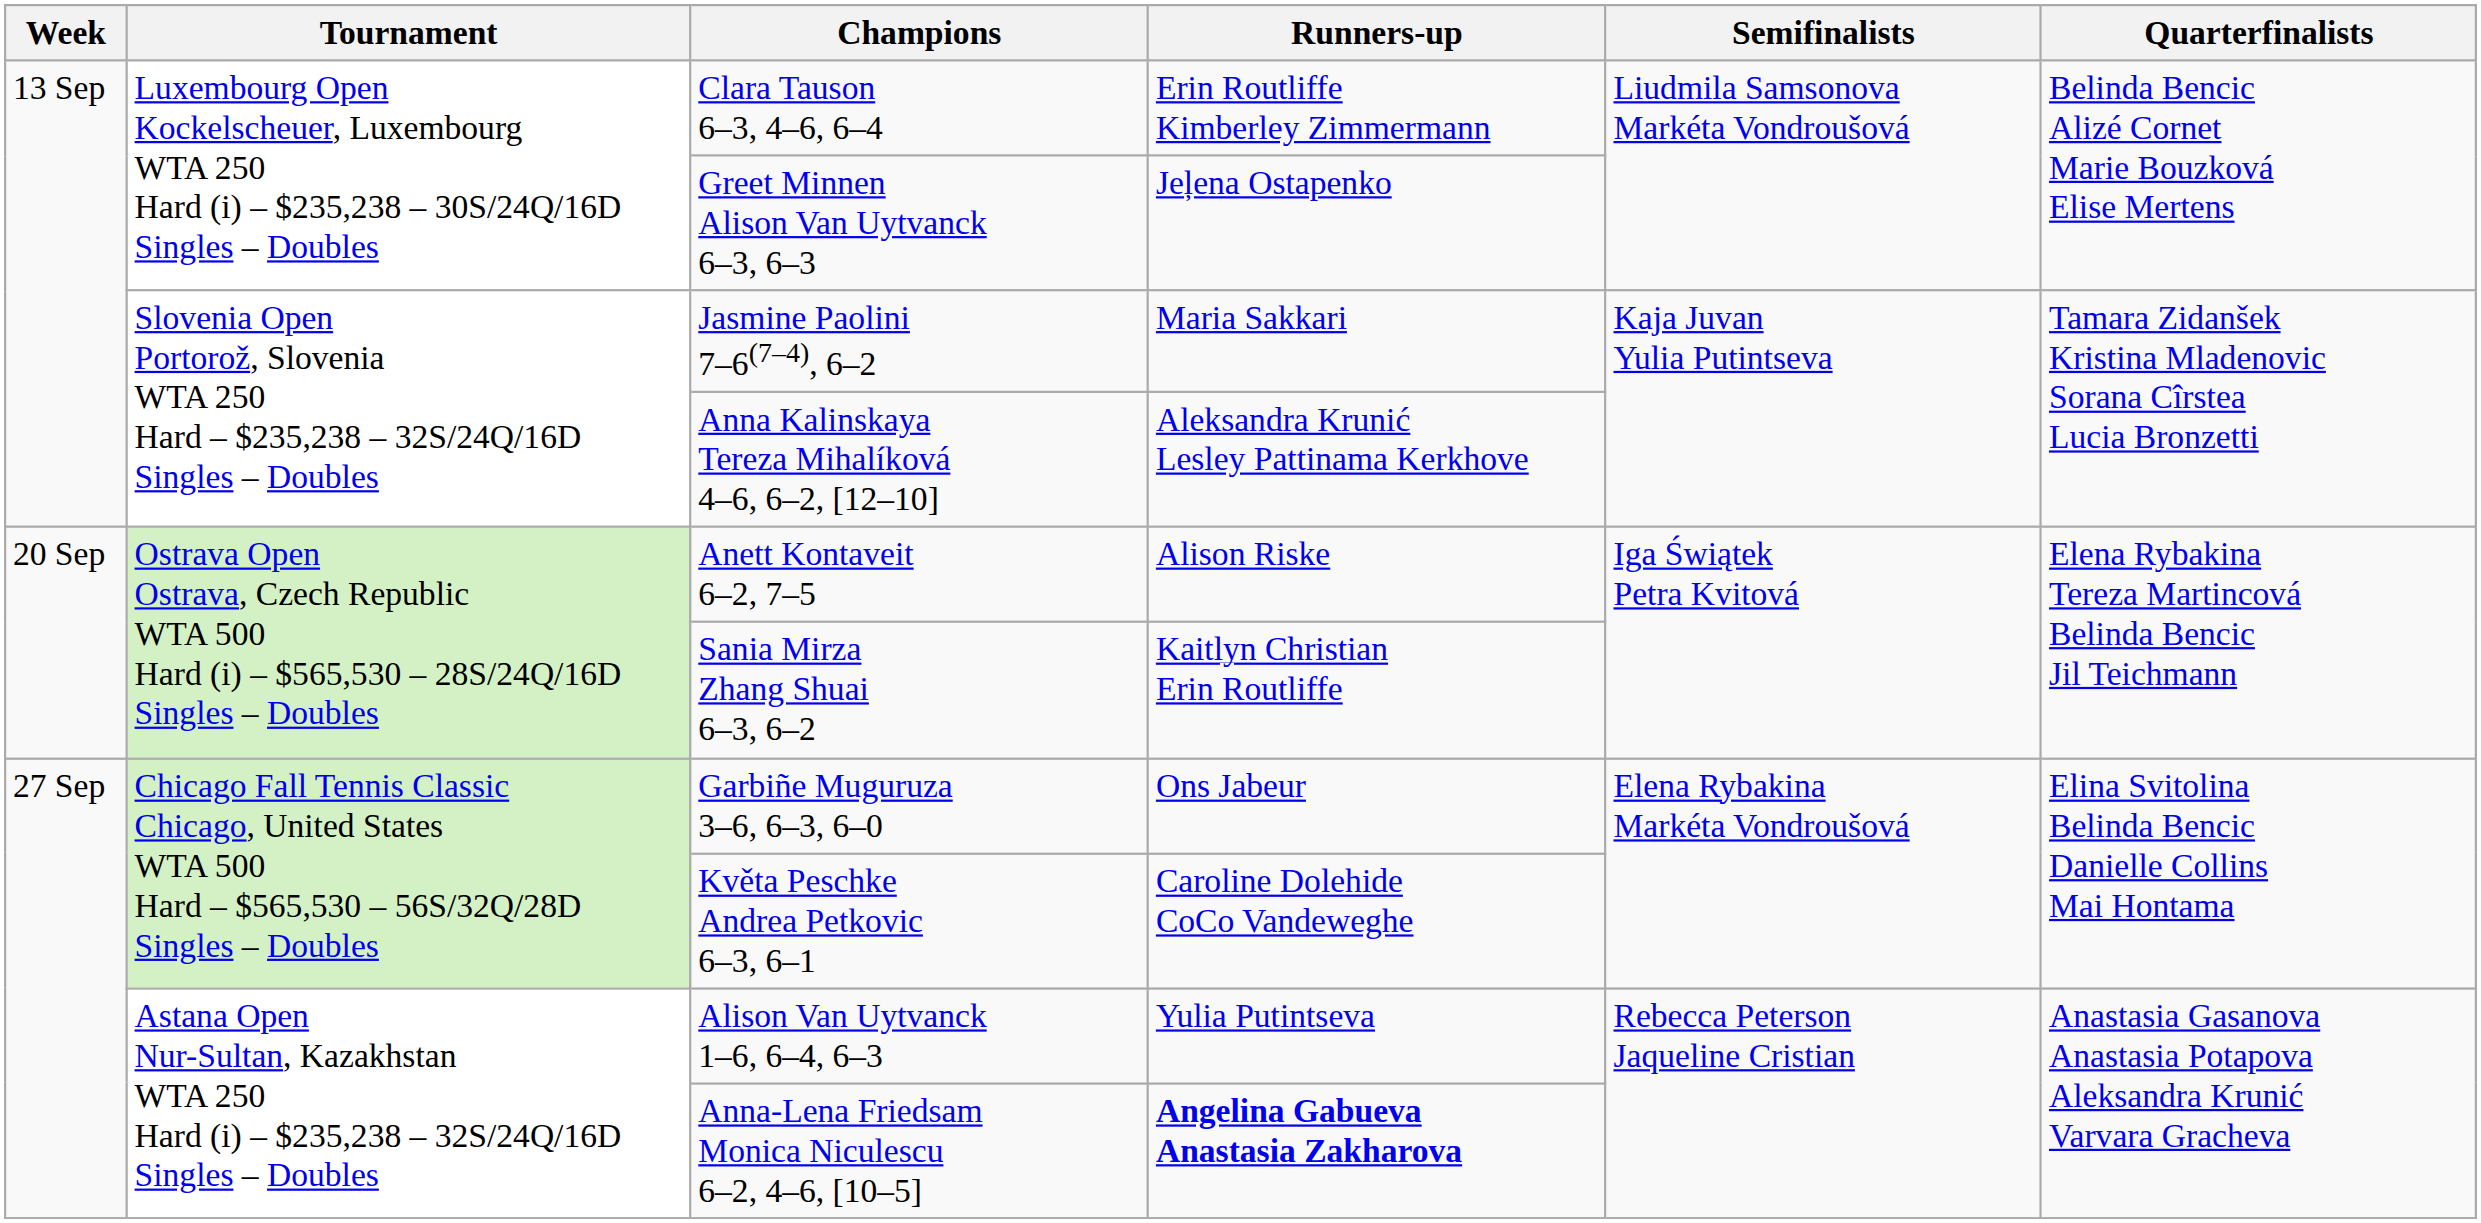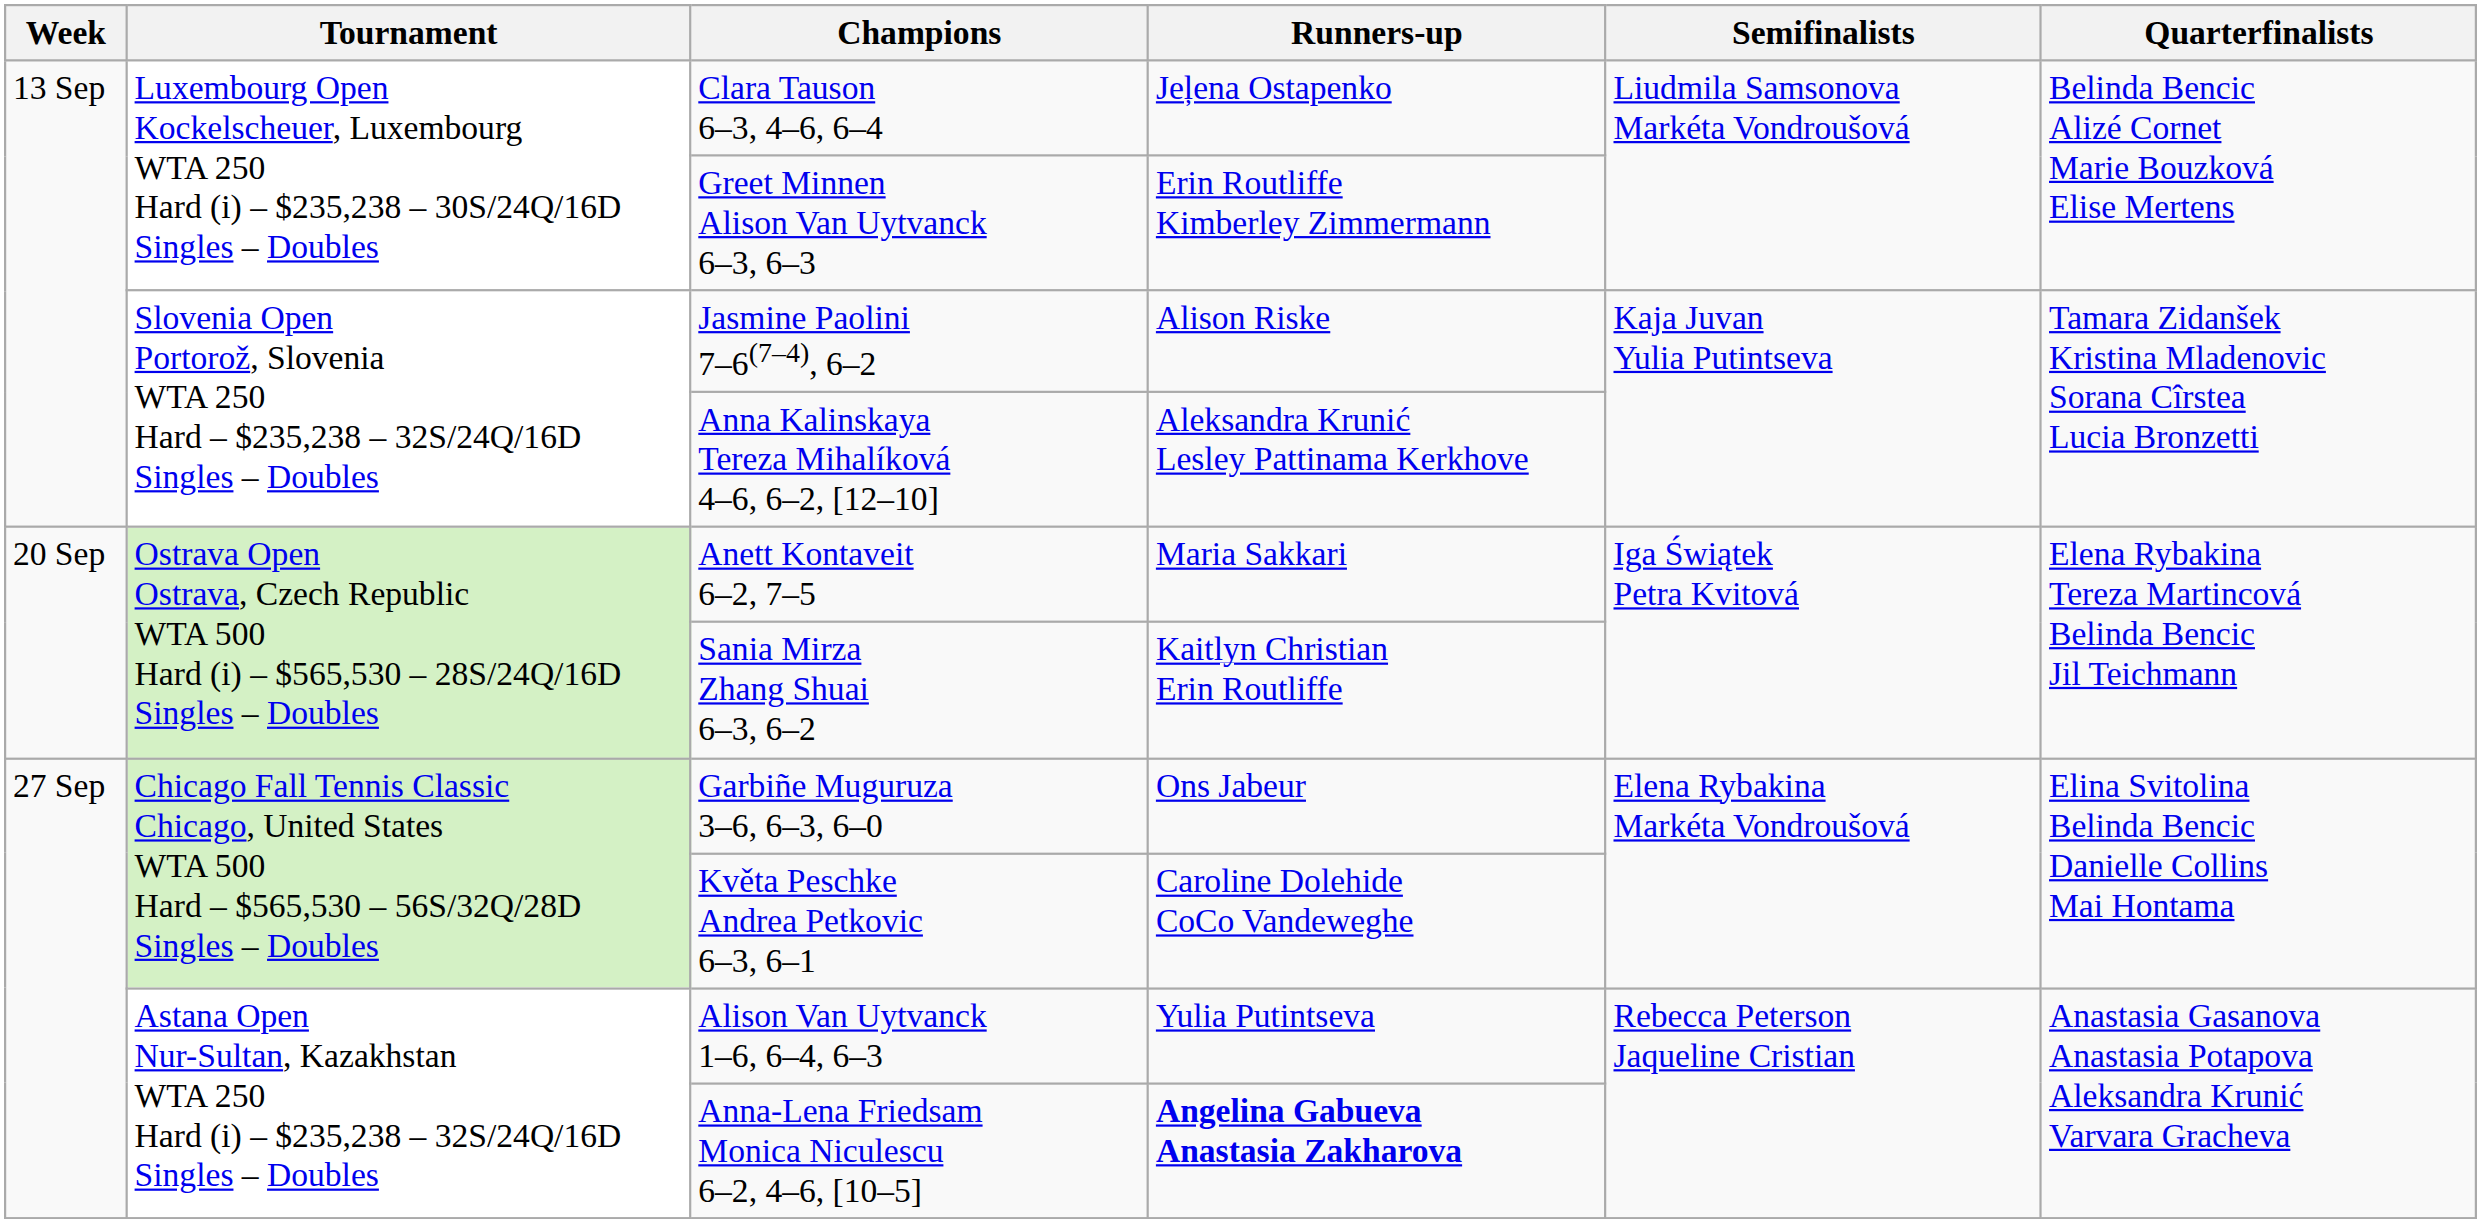(1323, 107) Erin Routliffe Kimberley Zimmermann -> (1274, 87) Jeļena Ostapenko
(1274, 182) Jeļena Ostapenko -> (1323, 202) Erin Routliffe Kimberley Zimmermann
(1251, 317) Maria Sakkari -> (1243, 317) Alison Riske
(1243, 554) Alison Riske -> (1251, 554) Maria Sakkari
